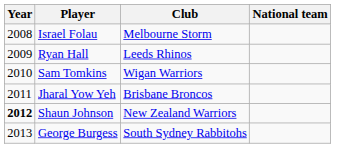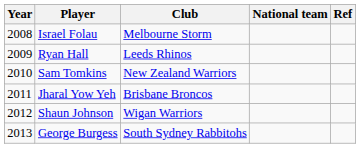+ column: (343, 14)
(163, 73) Wigan Warriors -> (180, 73) New Zealand Warriors
(20, 113) bold -> (20, 113) normal
(180, 113) New Zealand Warriors -> (163, 113) Wigan Warriors
